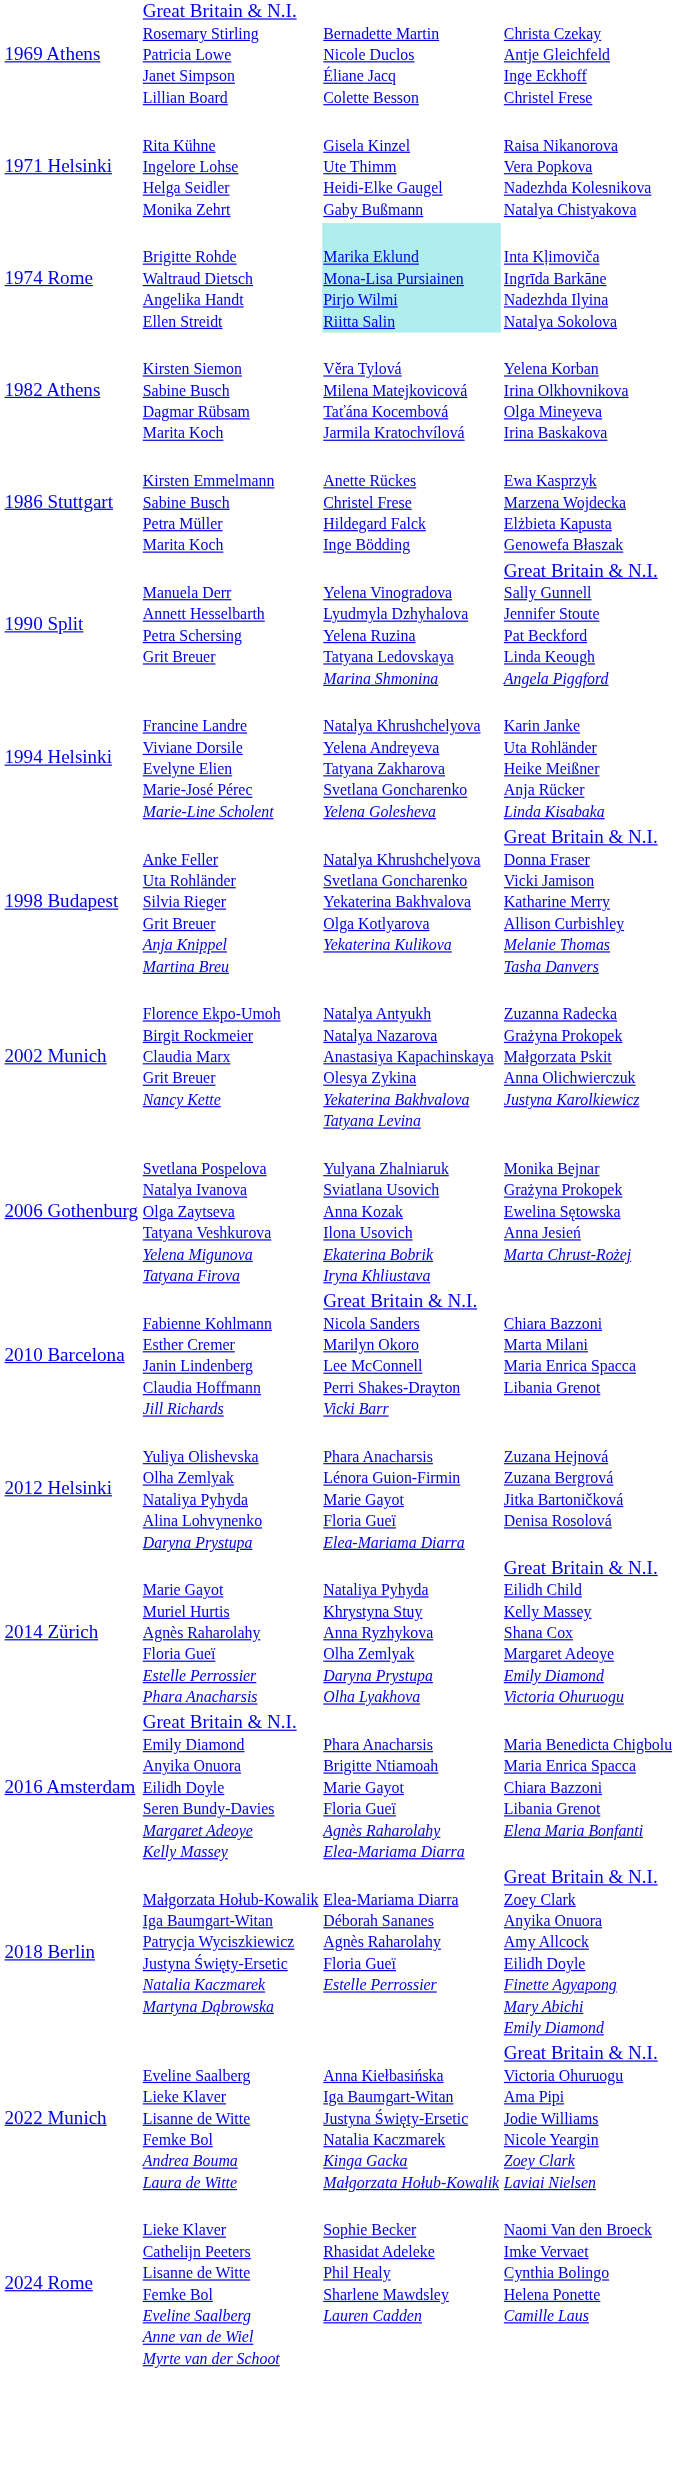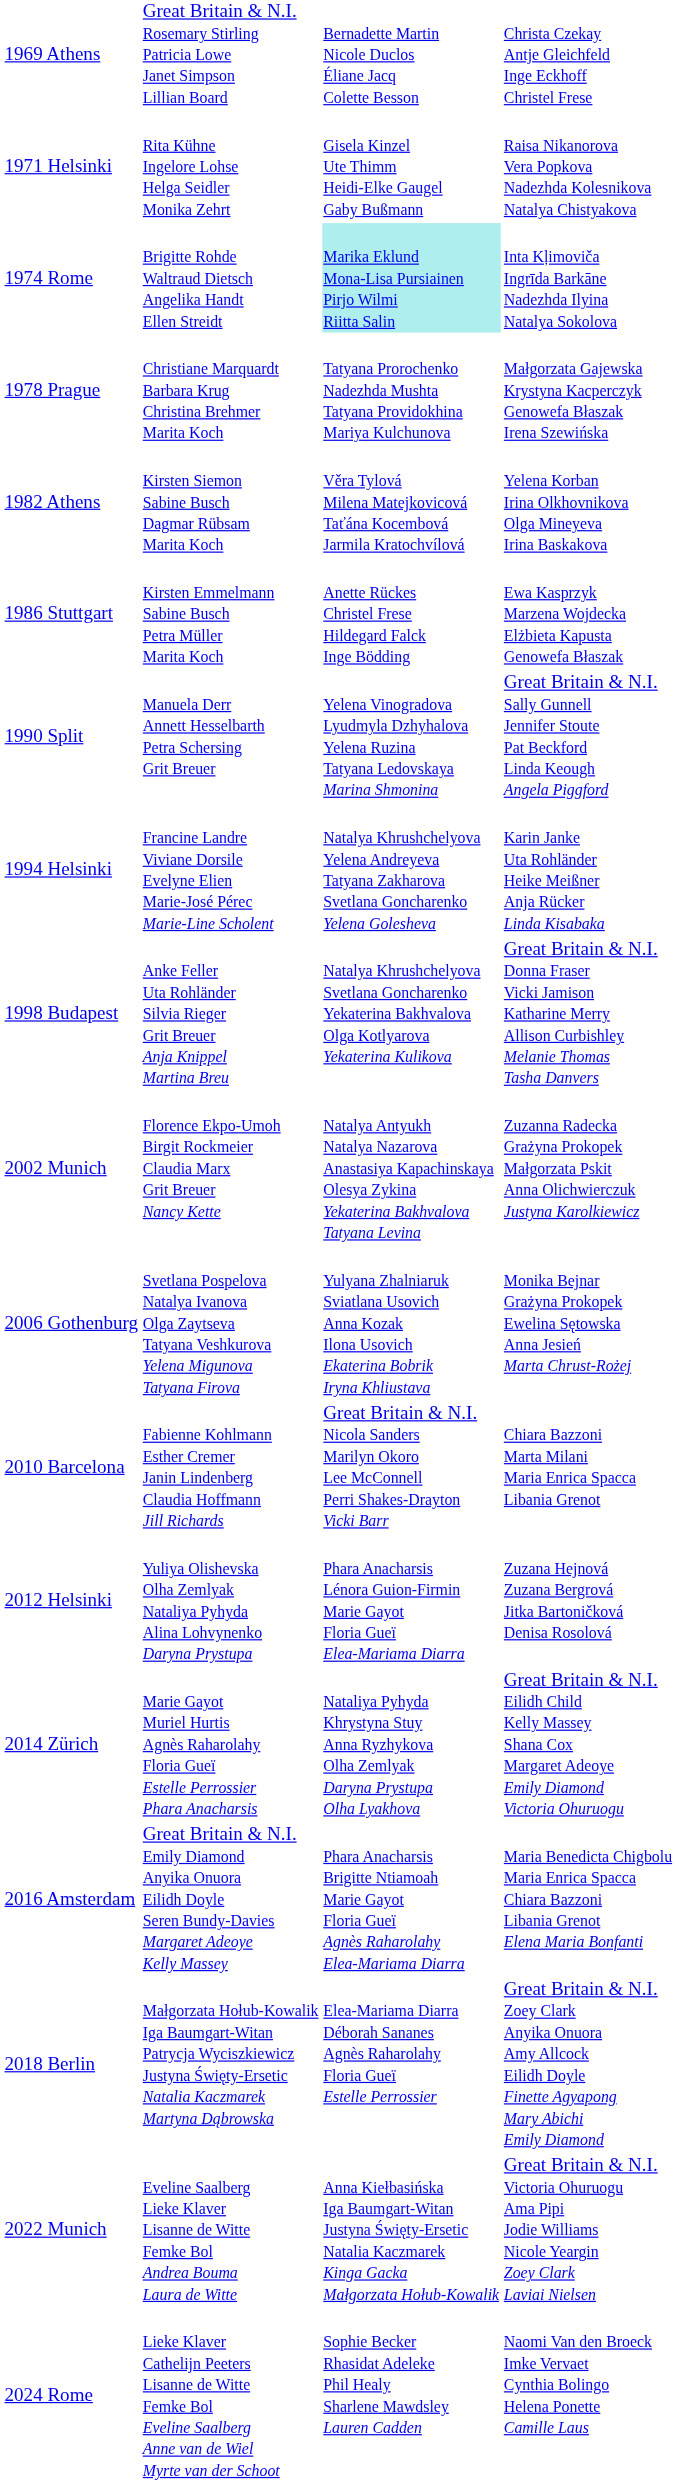+ row: (52, 389)
